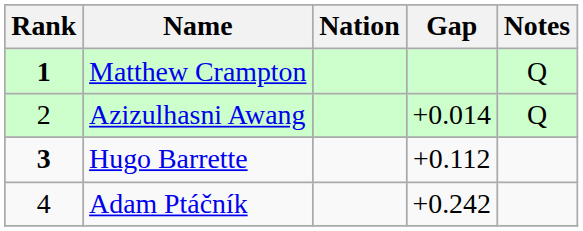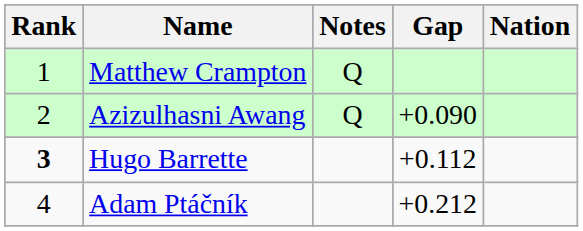columns swapped: (359, 26) <-> (537, 26)
(44, 70) bold -> (44, 70) normal
(452, 114) +0.014 -> (438, 114) +0.090
(452, 203) +0.242 -> (438, 203) +0.212
